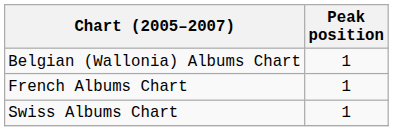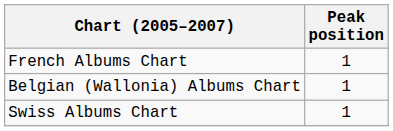rows swapped: (155, 61) <-> (98, 87)
